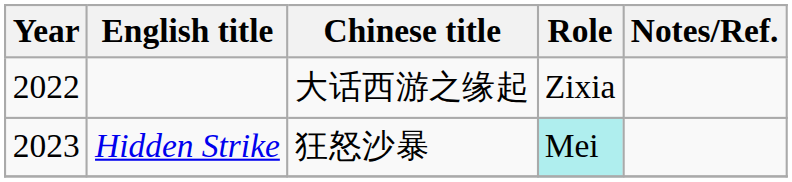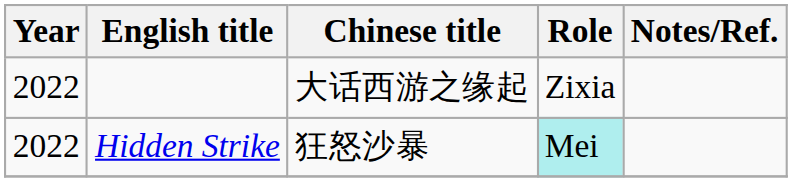(46, 146) 2023 -> (46, 146) 2022
